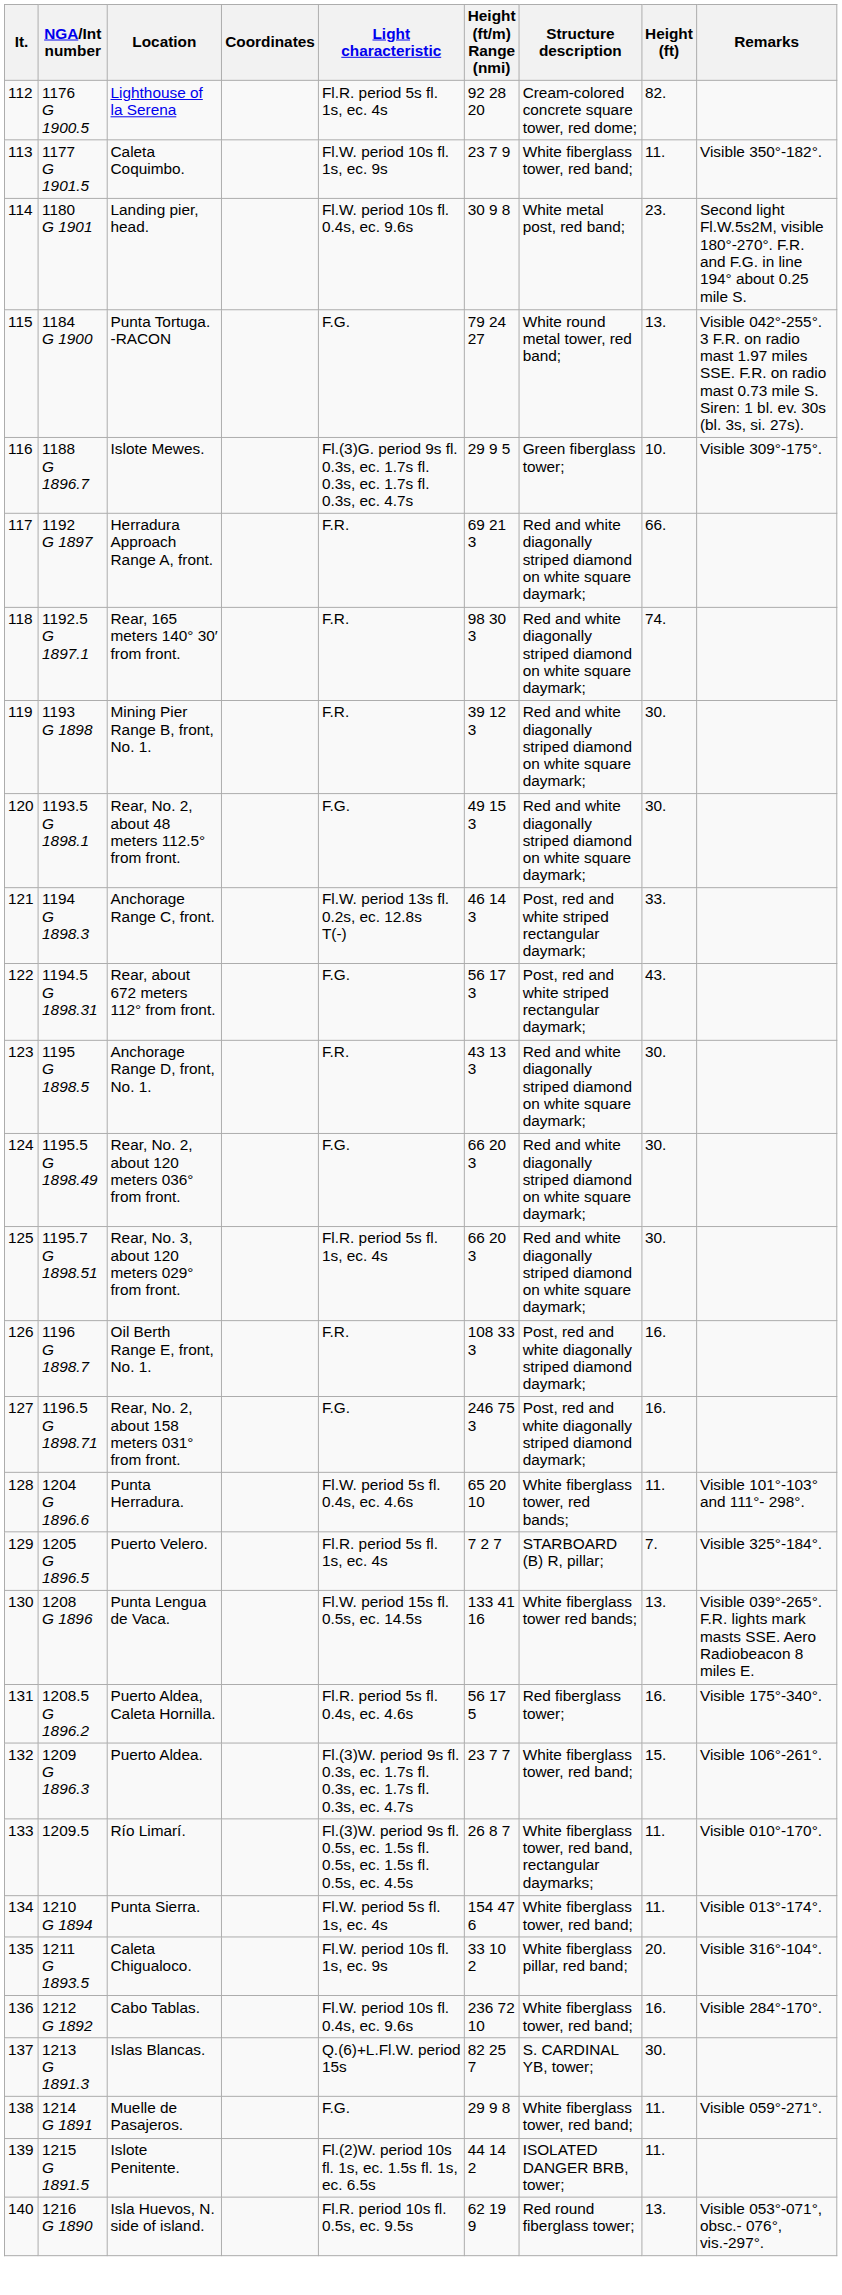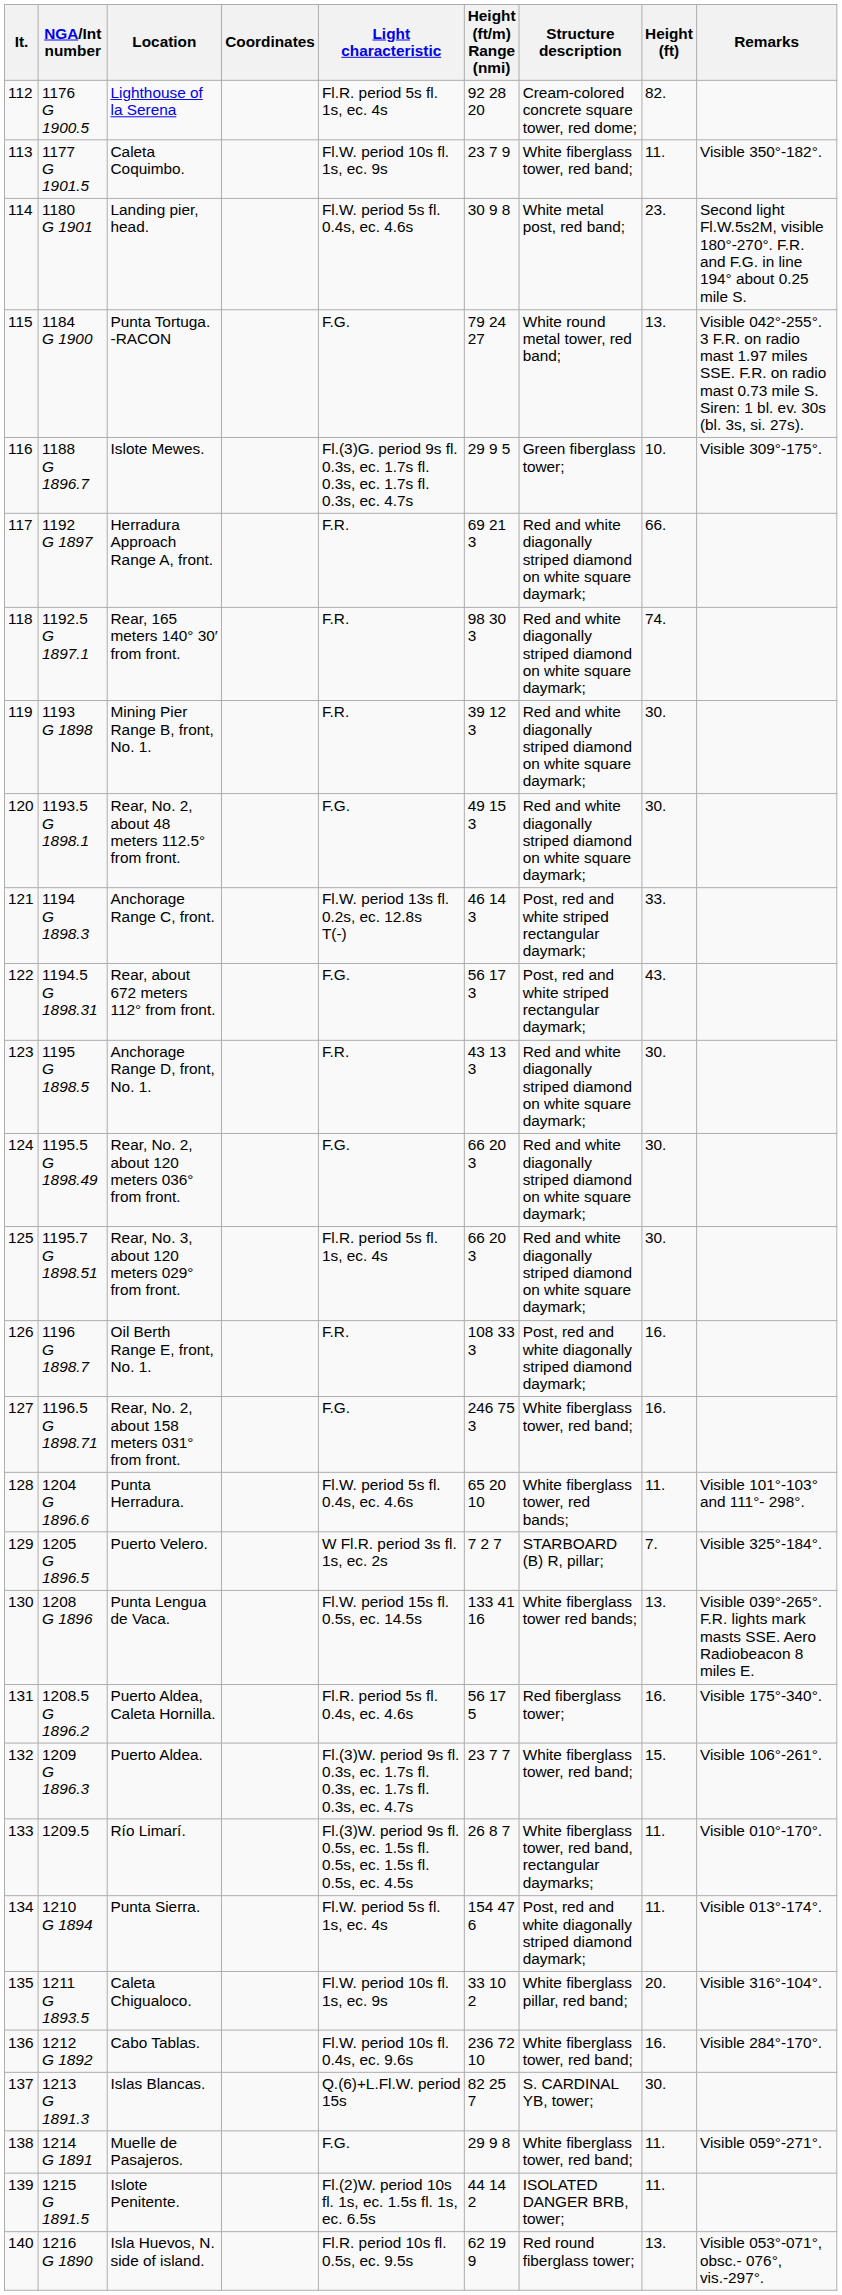(386, 219) Fl.W. period 10s fl. 0.4s, ec. 9.6s -> (381, 219) Fl.W. period 5s fl. 0.4s, ec. 4.6s
(577, 1434) Post, red and white diagonally striped diamond daymark; -> (578, 1417) White fiberglass tower, red band;
(380, 1552) Fl.R. period 5s fl. 1s, ec. 4s -> (389, 1552) W Fl.R. period 3s fl. 1s, ec. 2s
(578, 1916) White fiberglass tower, red band; -> (577, 1933) Post, red and white diagonally striped diamond daymark;
